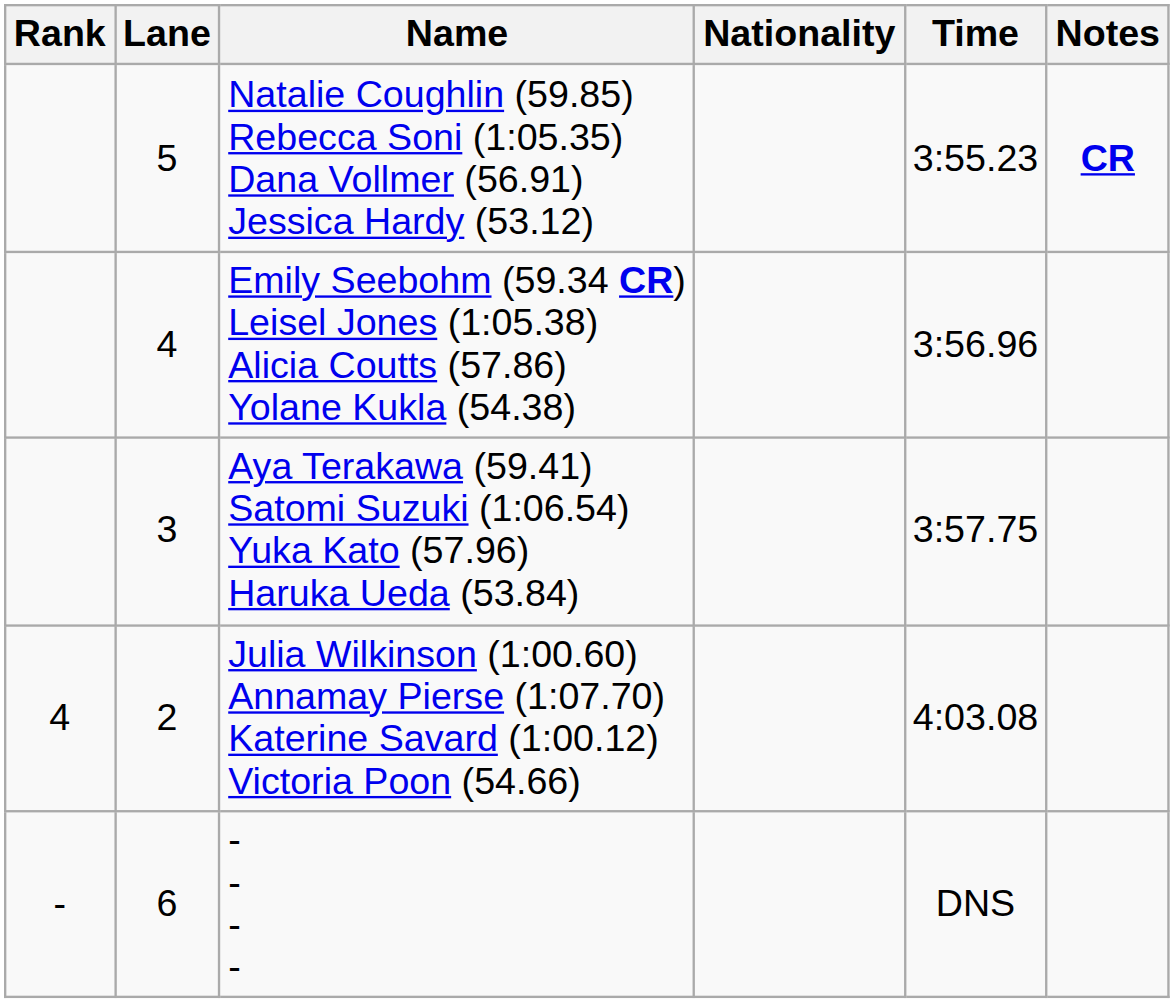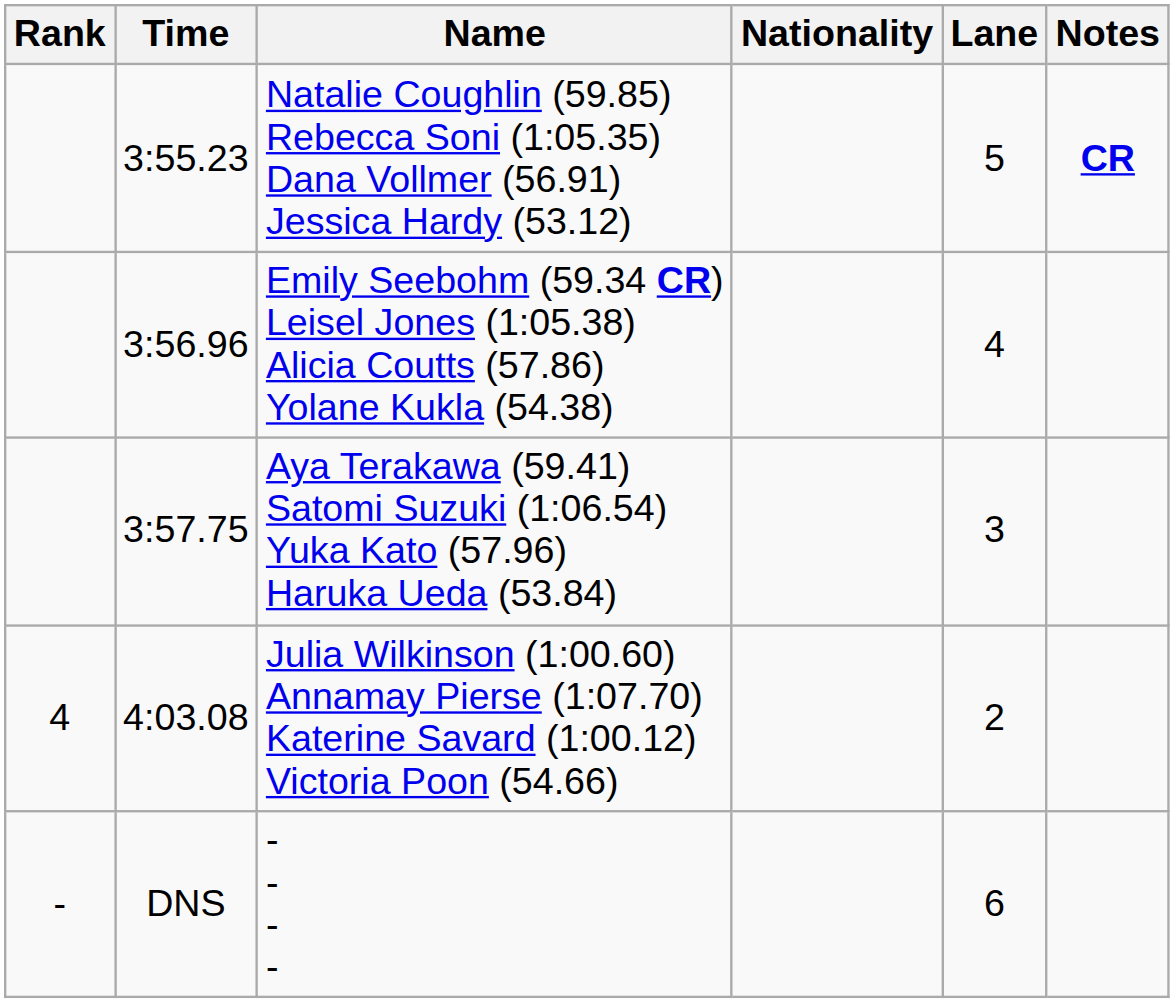columns swapped: (167, 34) <-> (975, 34)
